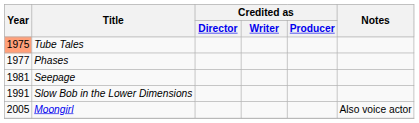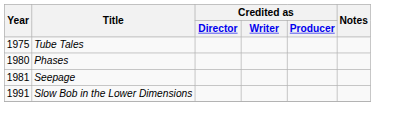(18, 45) lightsalmon background -> (18, 45) no background
(18, 61) 1977 -> (18, 61) 1980
- row: (54, 110)
